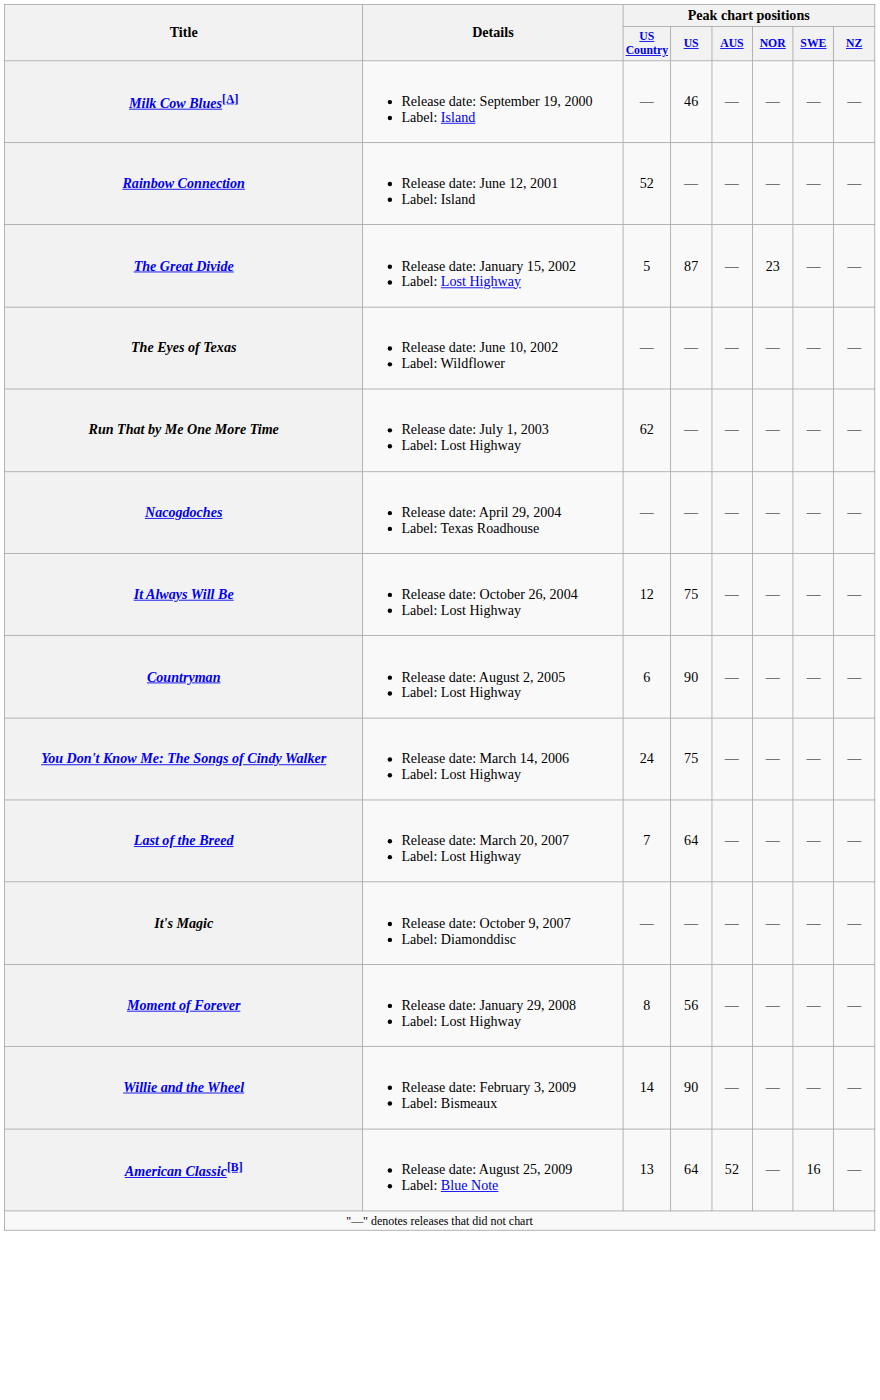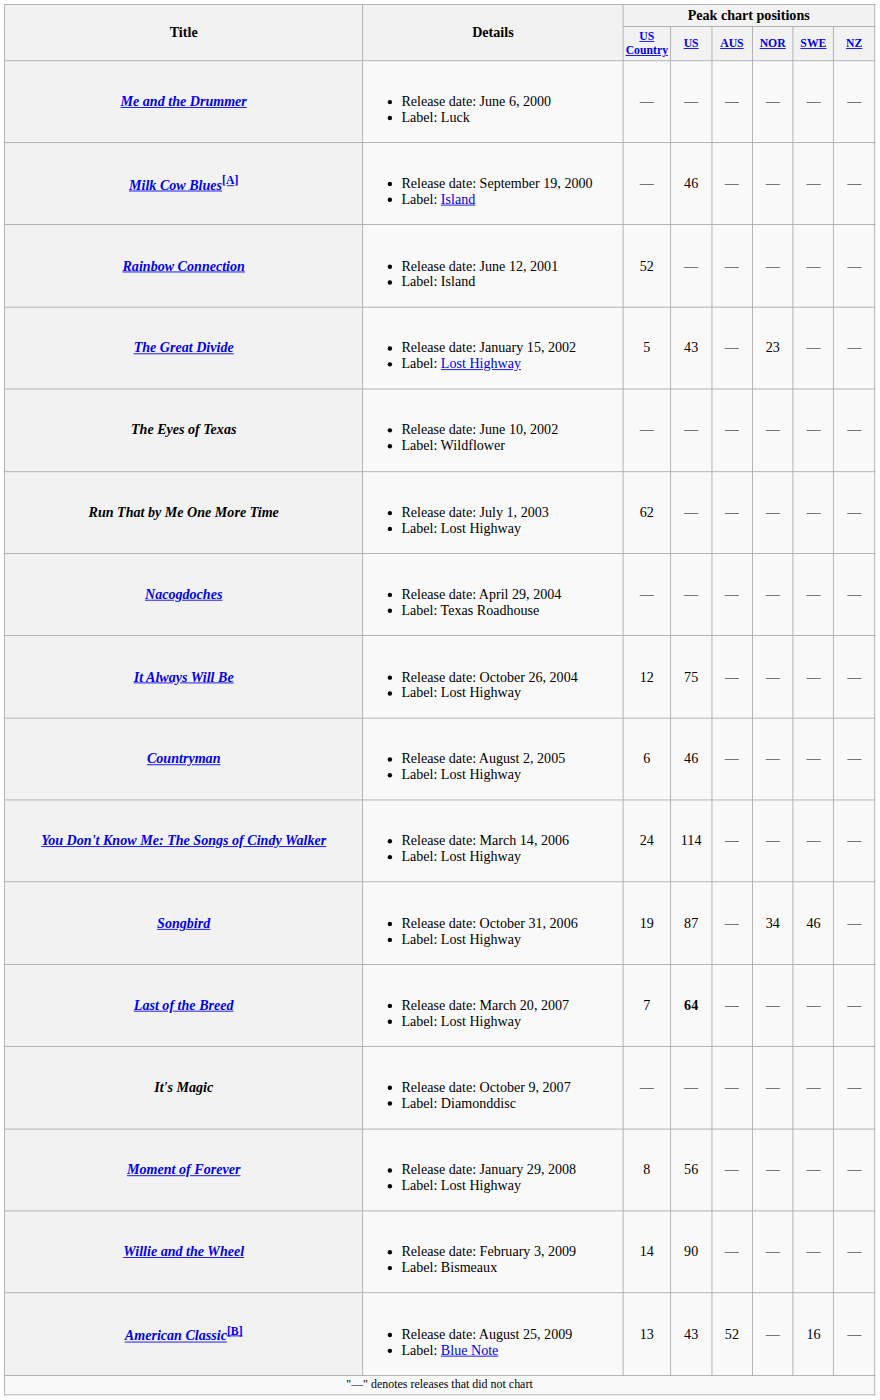+ row: (184, 101)
(691, 265) 87 -> (691, 348) 43
(691, 676) 90 -> (691, 758) 46
(691, 758) 75 -> (691, 841) 114
+ row: (184, 923)
(691, 841) normal -> (691, 1005) bold
(691, 1169) 64 -> (691, 1334) 43
